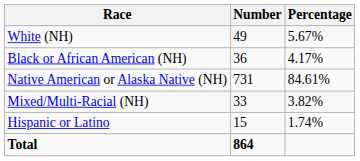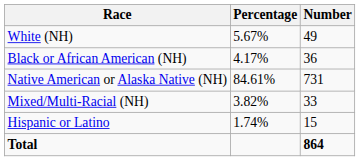columns swapped: (257, 15) <-> (320, 15)
